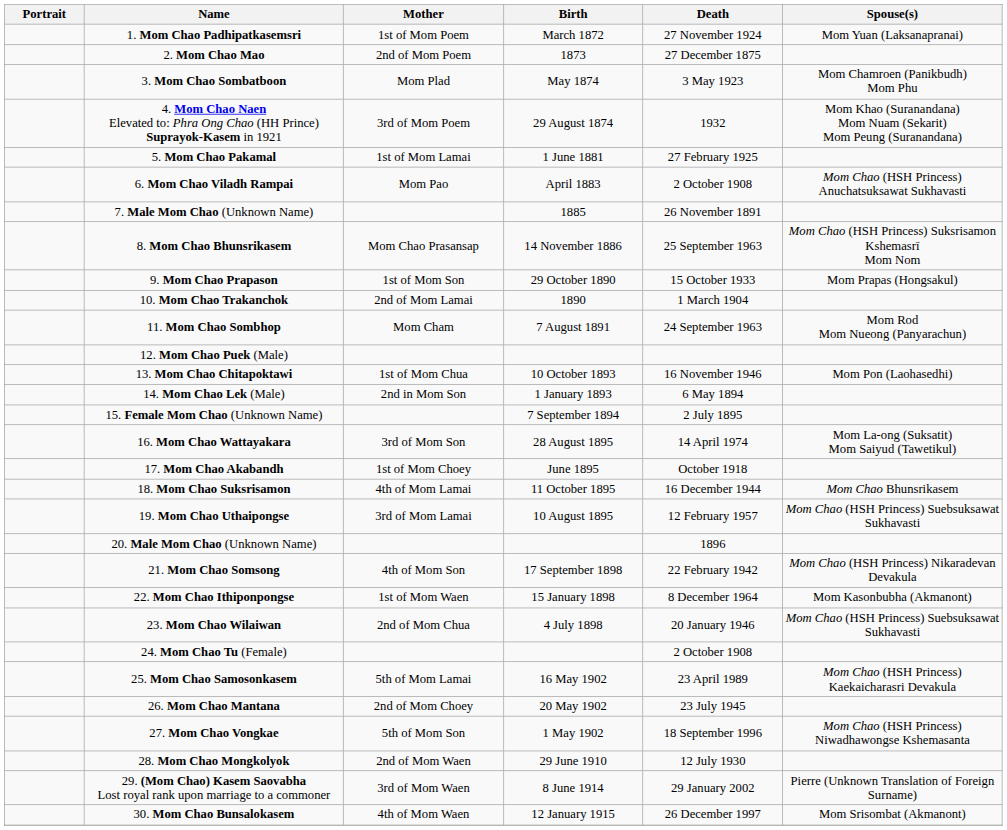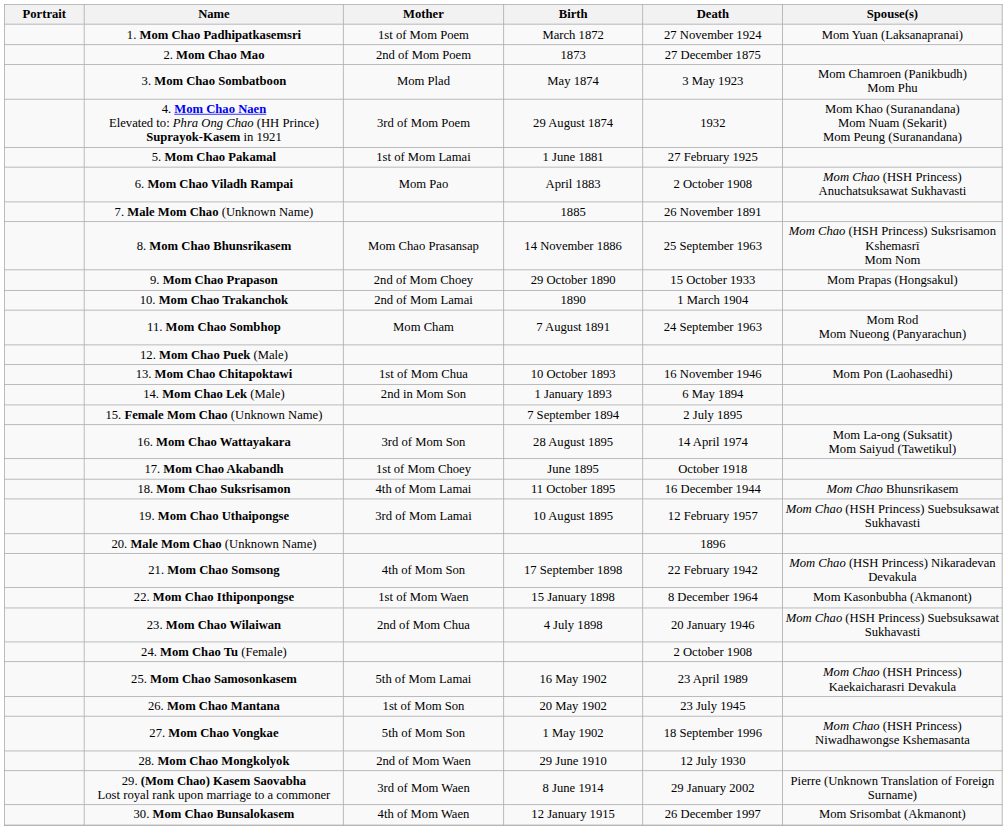(423, 280) 1st of Mom Son -> (423, 280) 2nd of Mom Choey
(423, 706) 2nd of Mom Choey -> (423, 706) 1st of Mom Son
